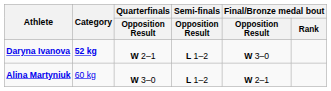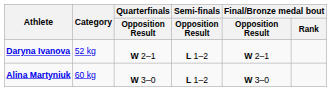(86, 52) bold -> (85, 52) normal
(257, 57) W 3–0 -> (257, 57) W 2–1
(257, 80) W 2–1 -> (257, 80) W 3–0
